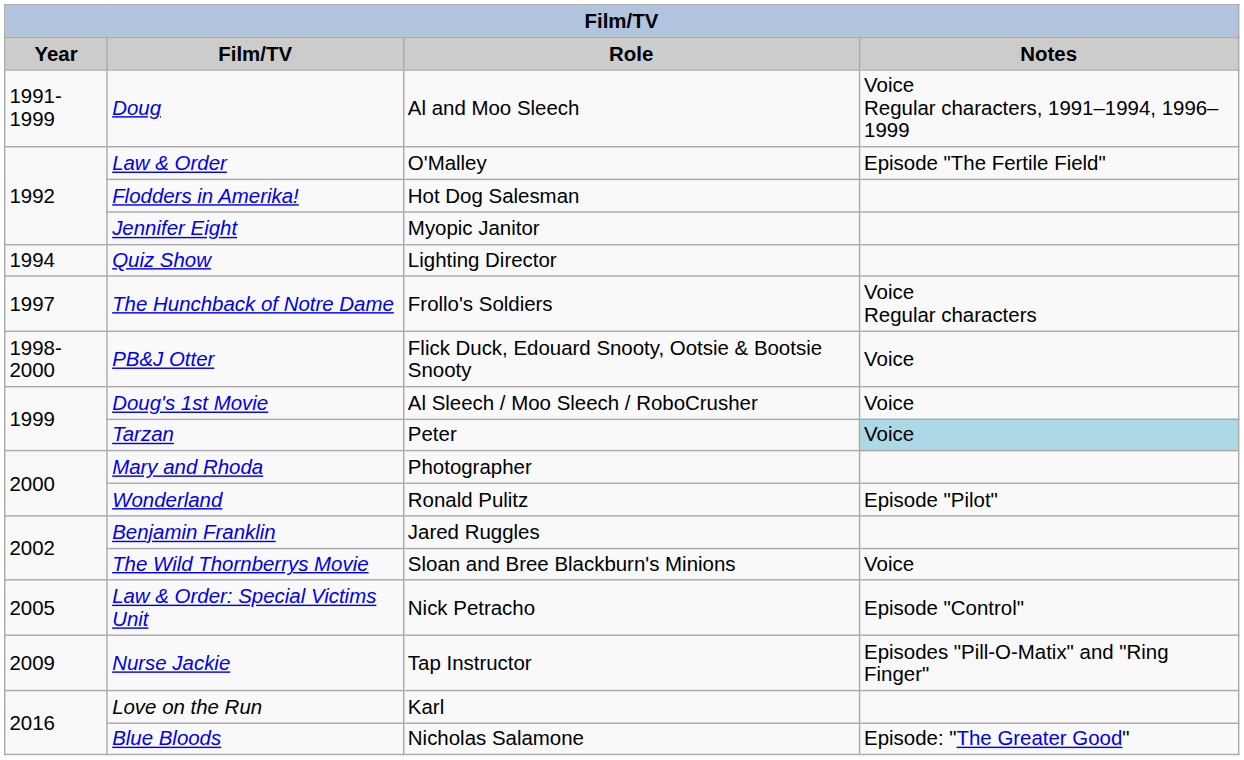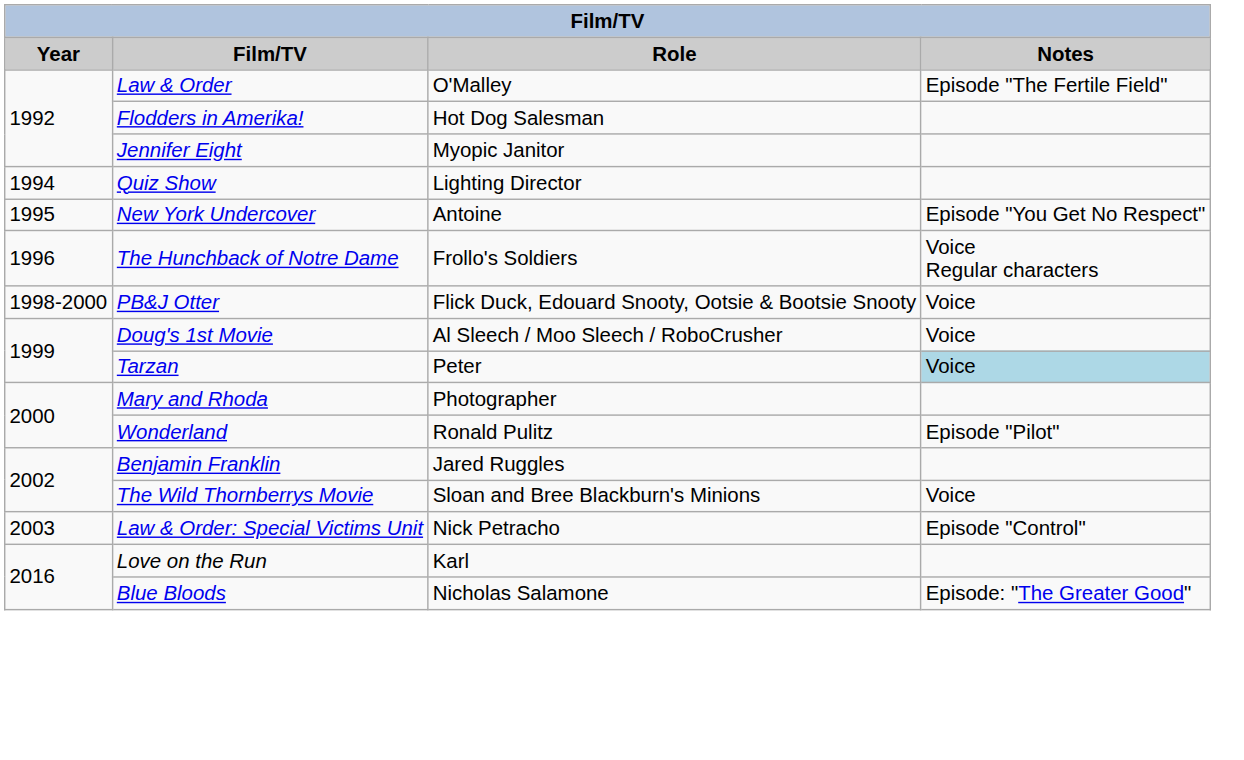- row: (137, 109)
+ row: (216, 215)
(32, 304) 1997 -> (32, 259) 1996
(32, 608) 2005 -> (32, 529) 2003
- row: (171, 663)
